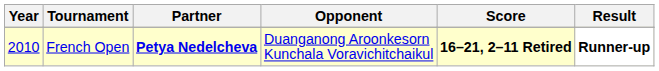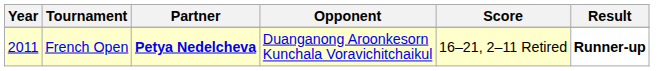(24, 47) 2010 -> (23, 47) 2011
(506, 47) bold -> (503, 47) normal
